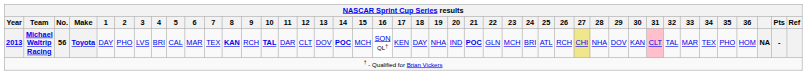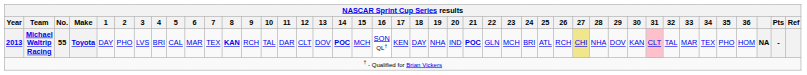(62, 43) 56 -> (62, 43) 55
(270, 43) bold -> (269, 43) normal
